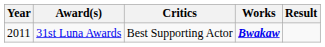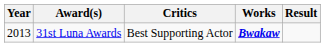(19, 32) 2011 -> (19, 32) 2013
